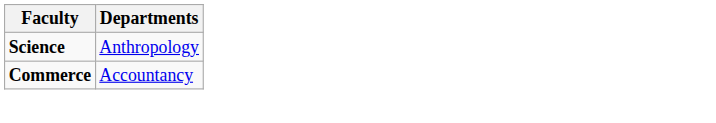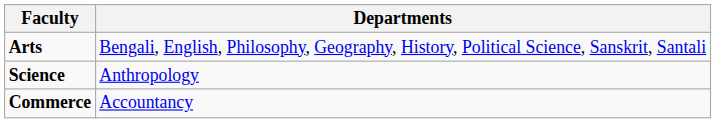+ row: (25, 46)
